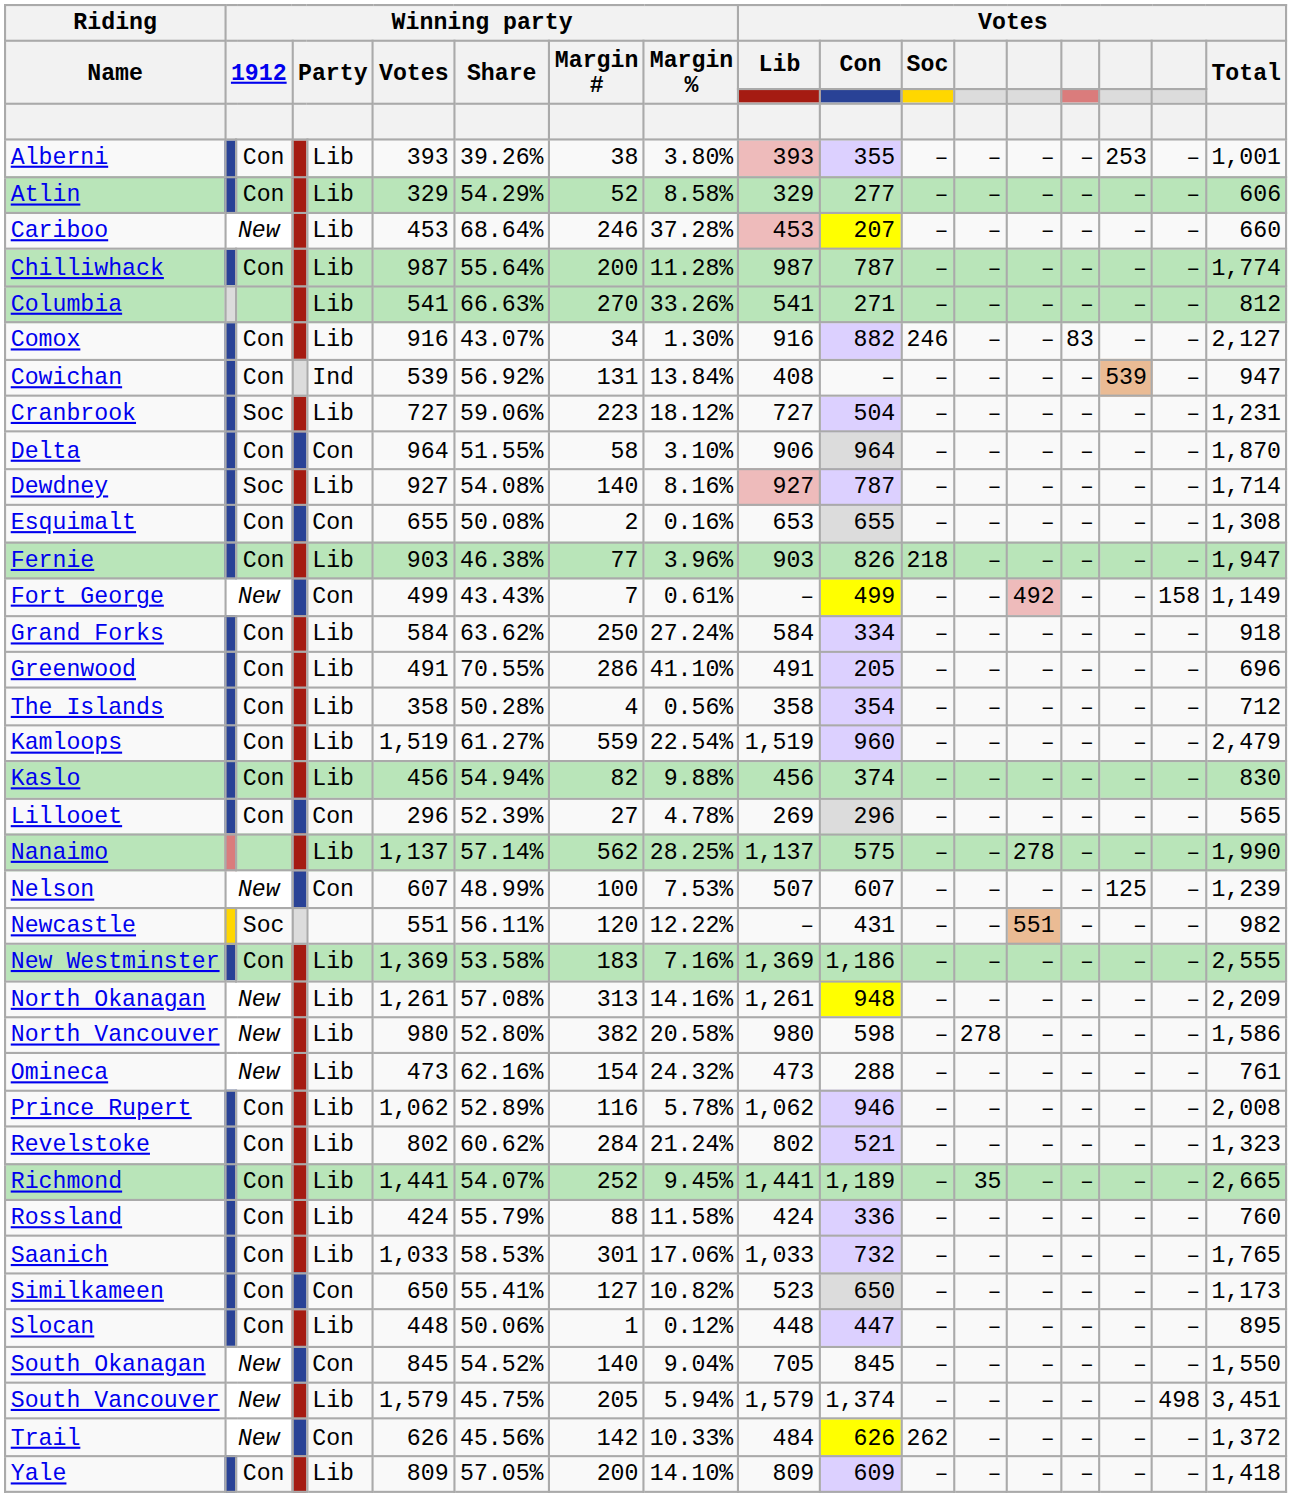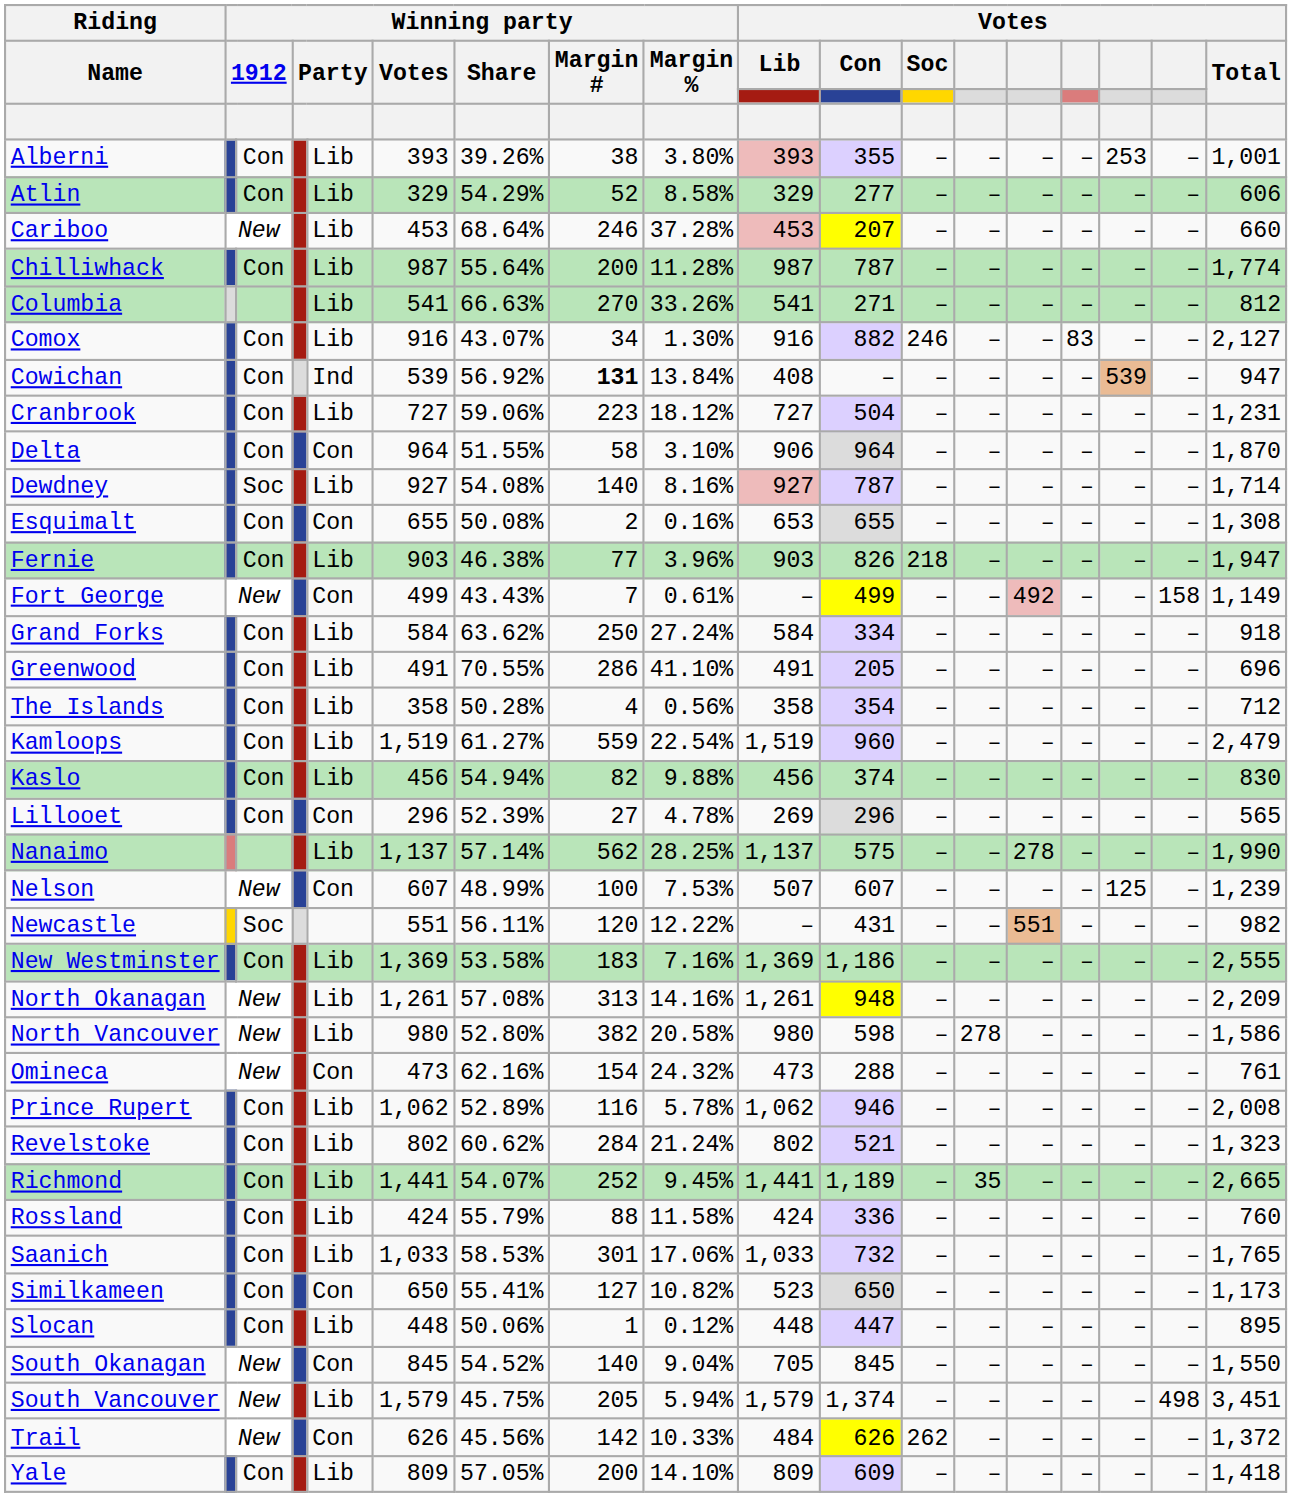(618, 378) normal -> (618, 378) bold
(264, 414) Soc -> (264, 414) Con
(333, 1072) Lib -> (333, 1072) Con
